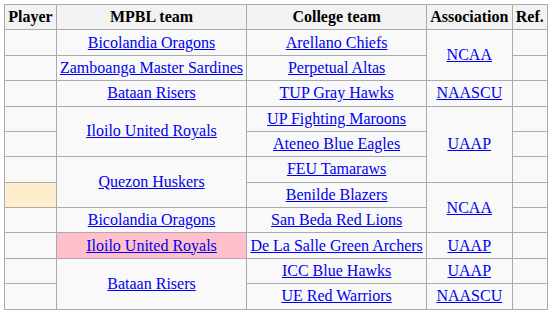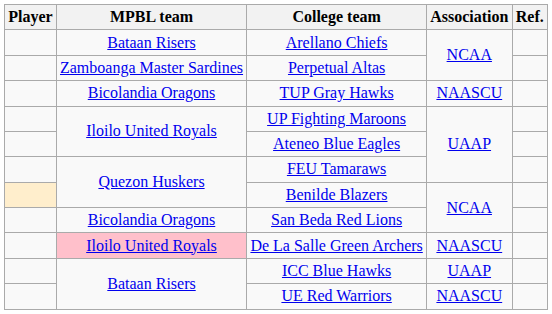(152, 42) Bicolandia Oragons -> (152, 42) Bataan Risers
(152, 93) Bataan Risers -> (152, 93) Bicolandia Oragons
(469, 245) UAAP -> (469, 245) NAASCU
